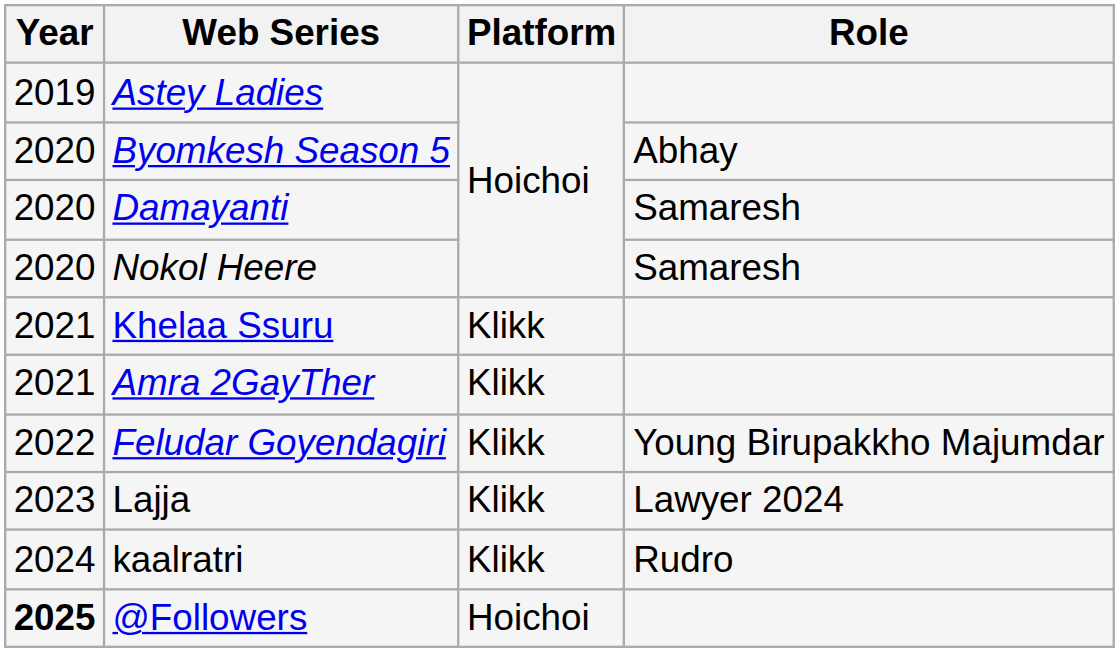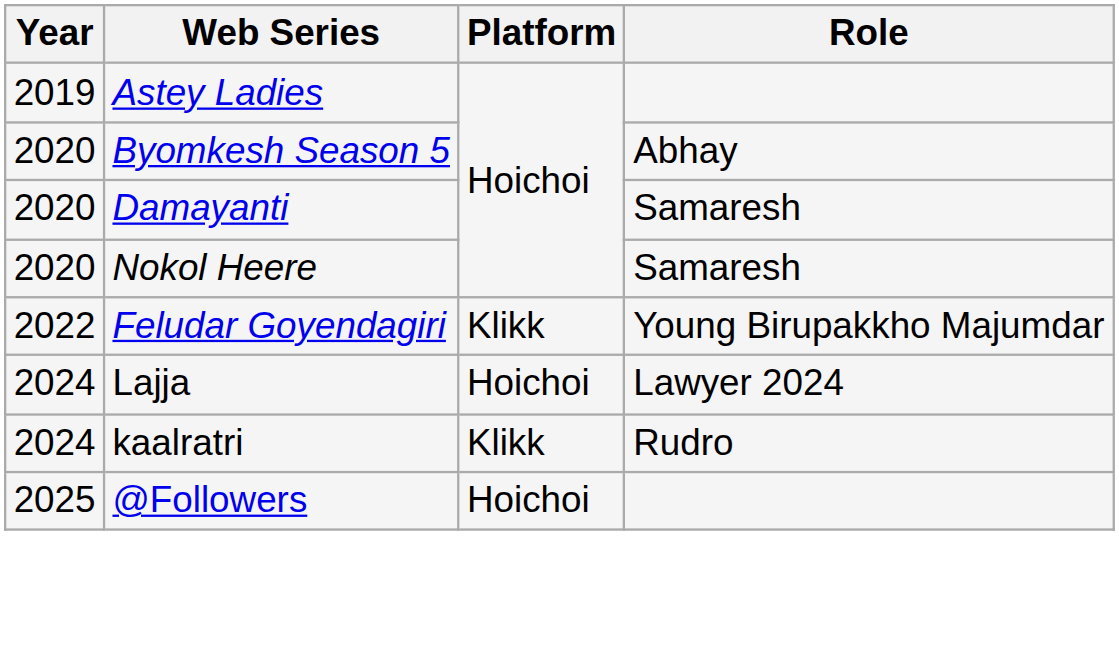- row: (223, 325)
- row: (243, 383)
(55, 500) 2023 -> (55, 383) 2024
(506, 500) Klikk -> (528, 383) Hoichoi
(55, 617) bold -> (55, 500) normal
